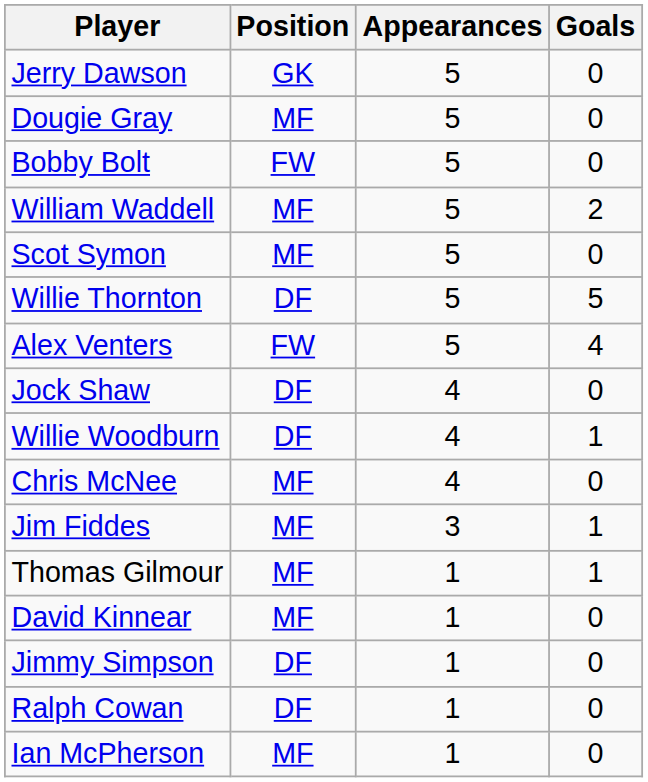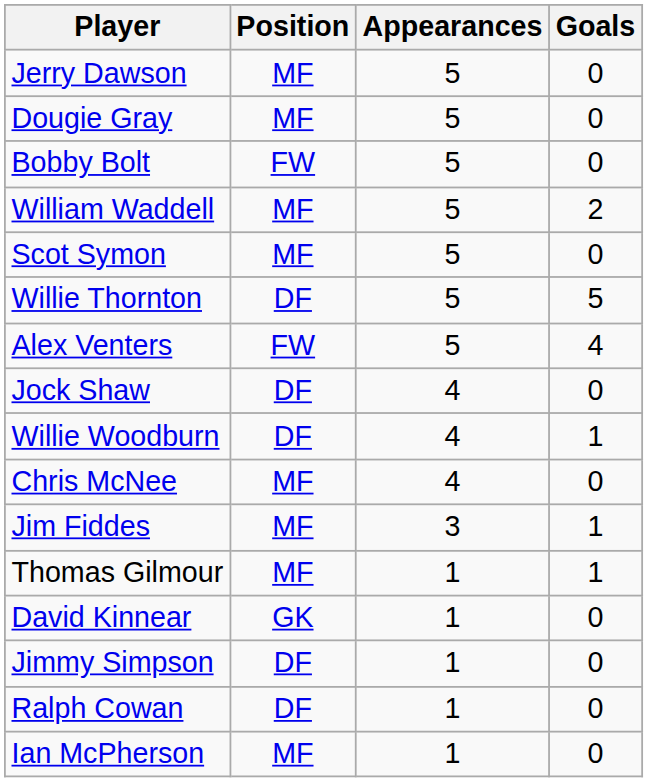(293, 72) GK -> (293, 72) MF
(293, 617) MF -> (293, 617) GK
